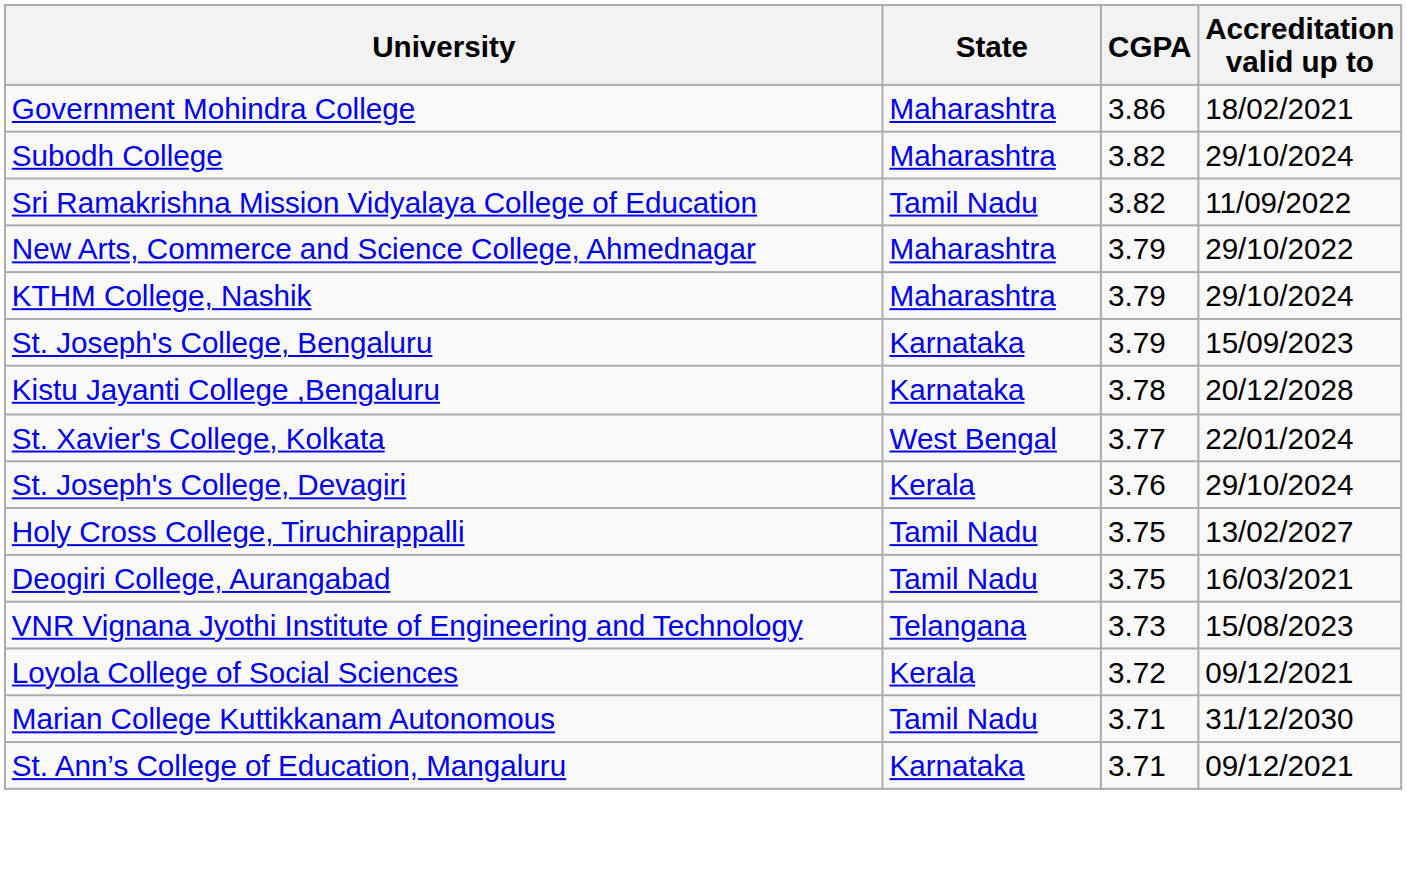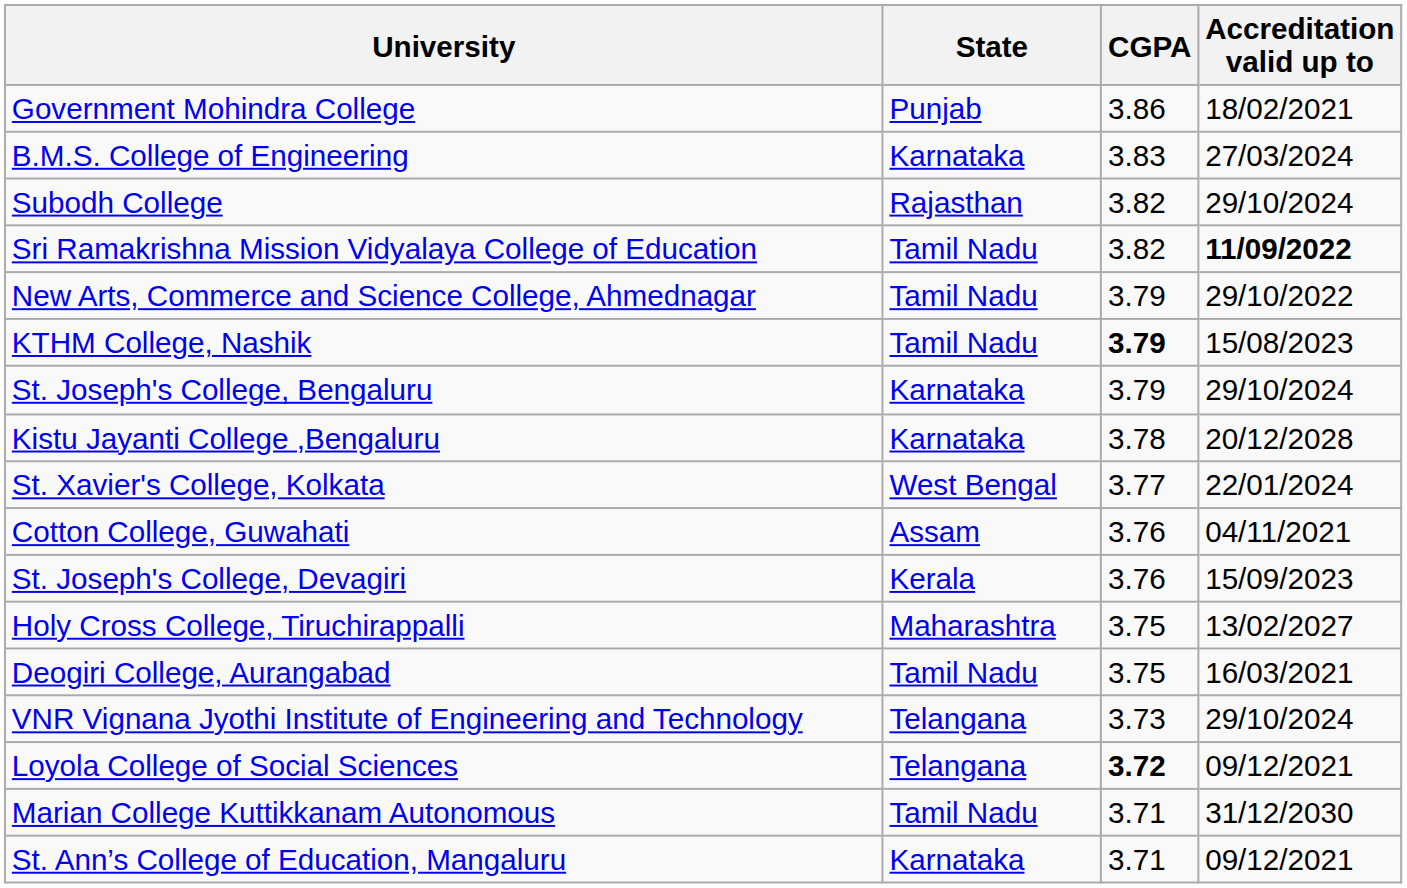(973, 109) Maharashtra -> (936, 109) Punjab
+ row: (210, 156)
(973, 156) Maharashtra -> (956, 203) Rajasthan
(1278, 203) normal -> (1278, 249) bold
(973, 249) Maharashtra -> (964, 296) Tamil Nadu
(973, 296) Maharashtra -> (964, 343) Tamil Nadu
(1137, 296) normal -> (1137, 343) bold
(1279, 296) 29/10/2024 -> (1279, 343) 15/08/2023
(1279, 343) 15/09/2023 -> (1279, 390) 29/10/2024
+ row: (181, 531)
(1279, 484) 29/10/2024 -> (1279, 578) 15/09/2023
(964, 531) Tamil Nadu -> (973, 625) Maharashtra
(1279, 625) 15/08/2023 -> (1279, 719) 29/10/2024
(932, 672) Kerala -> (958, 766) Telangana
(1137, 672) normal -> (1137, 766) bold
